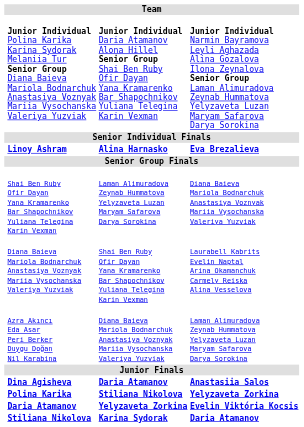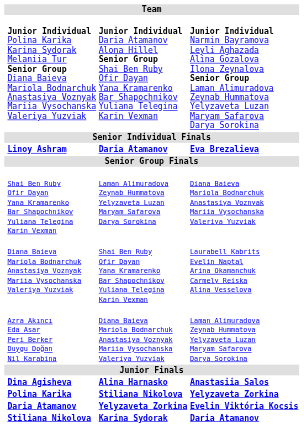(133, 149) Alina Harnasko -> (133, 149) Daria Atamanov
(133, 382) Daria Atamanov -> (133, 382) Alina Harnasko
